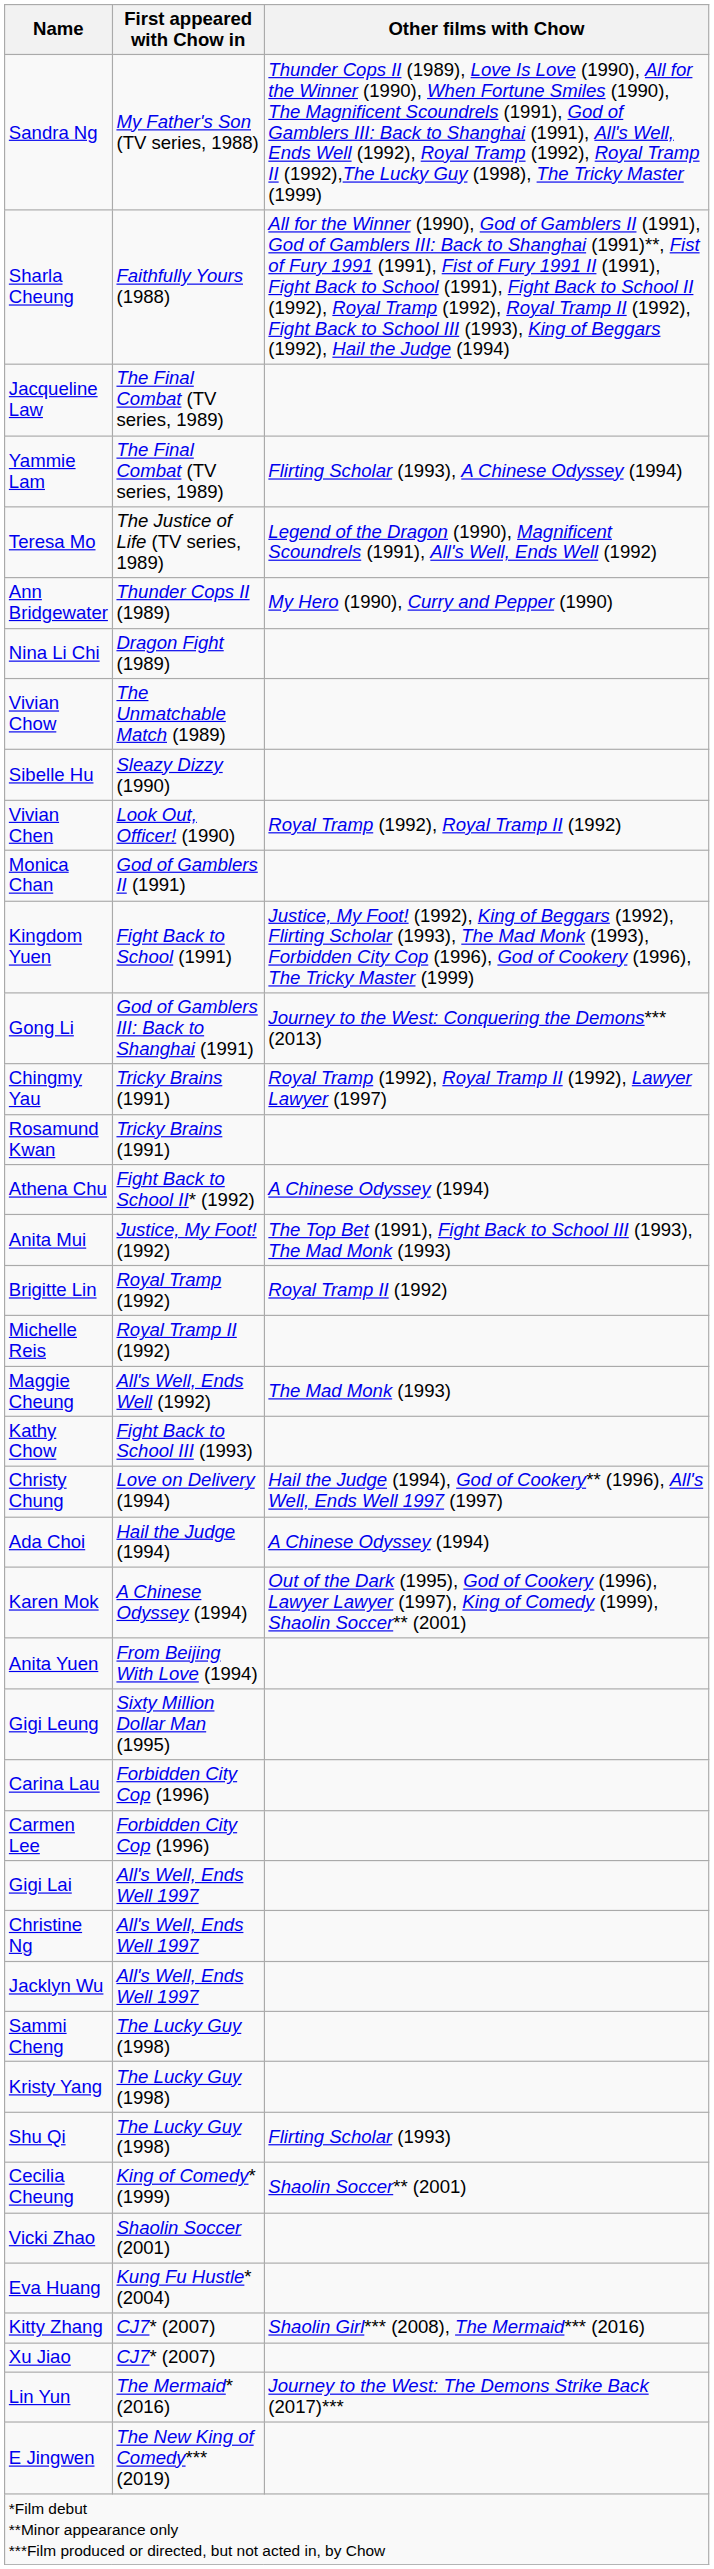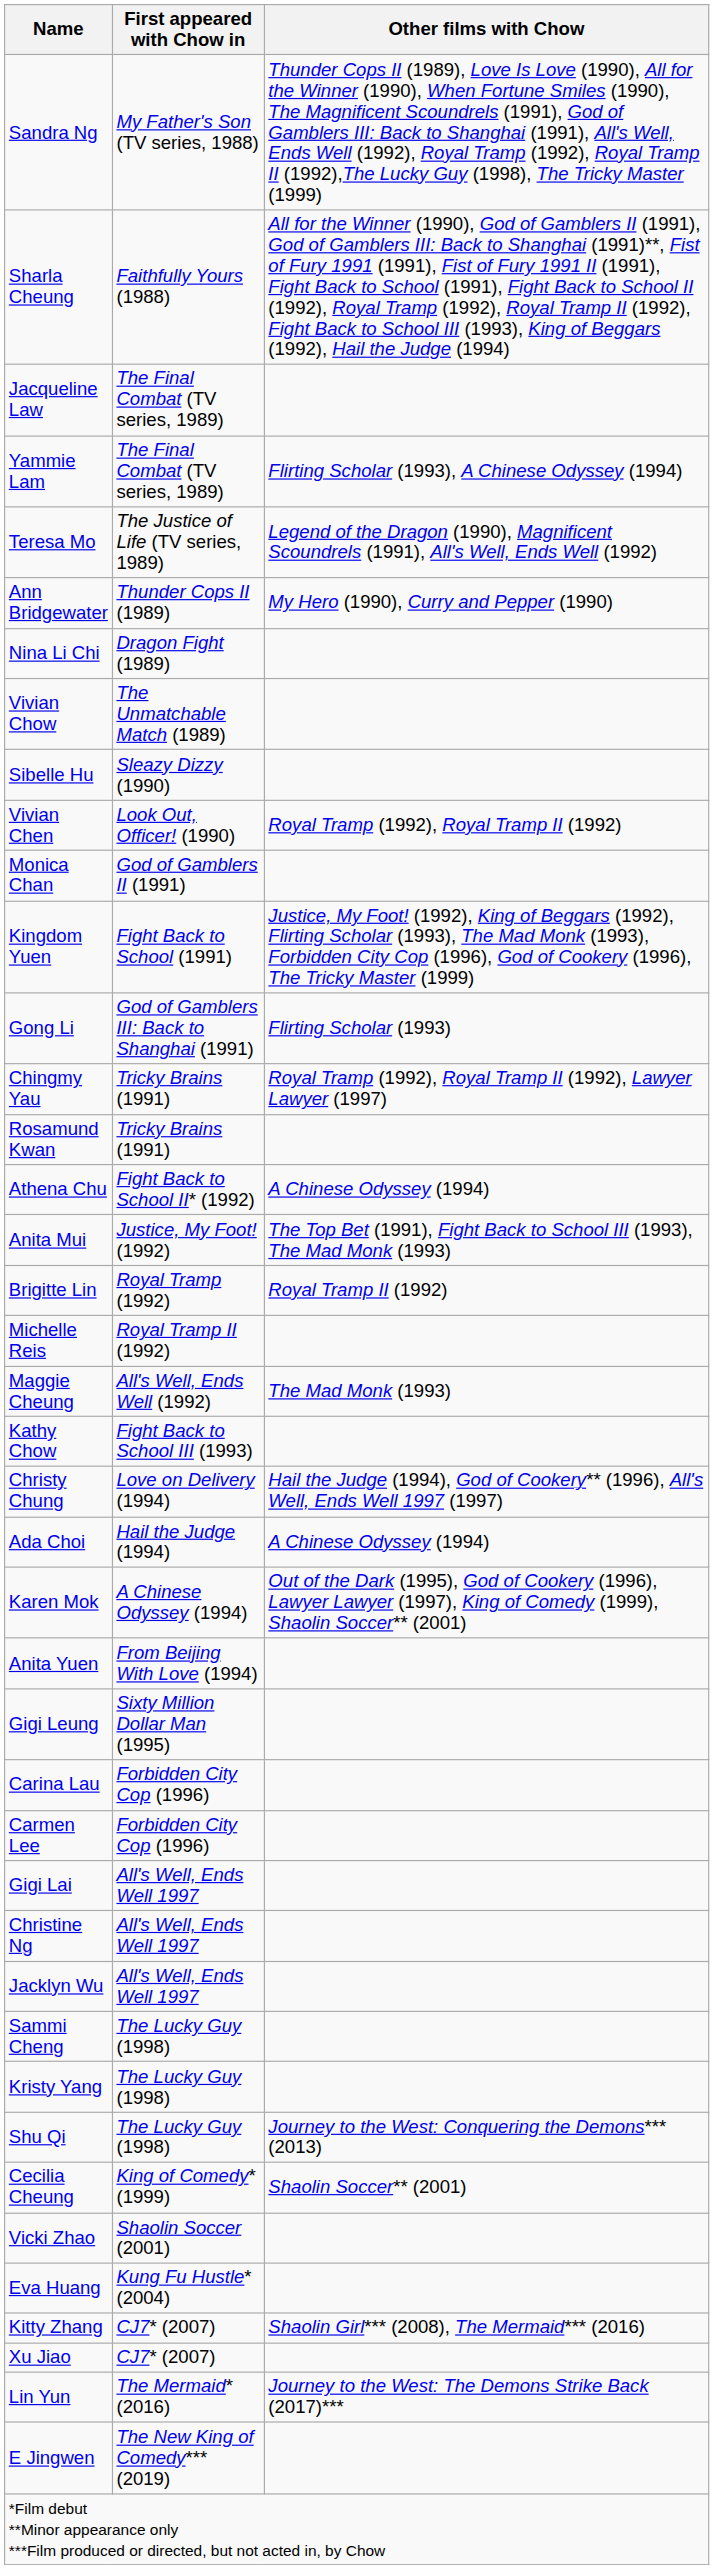(467, 1028) Journey to the West: Conquering the Demons*** (2013) -> (360, 1028) Flirting Scholar (1993)
(360, 2137) Flirting Scholar (1993) -> (467, 2137) Journey to the West: Conquering the Demons*** (2013)
